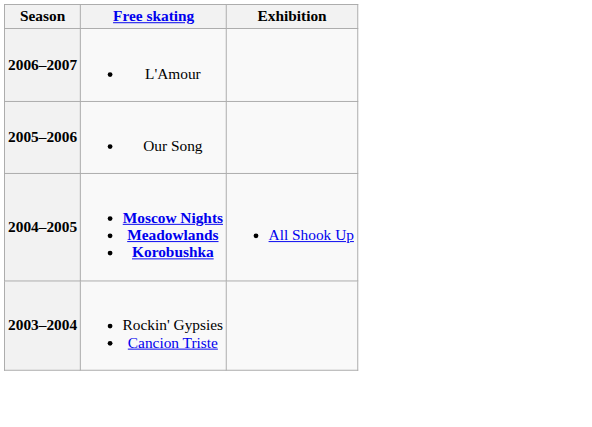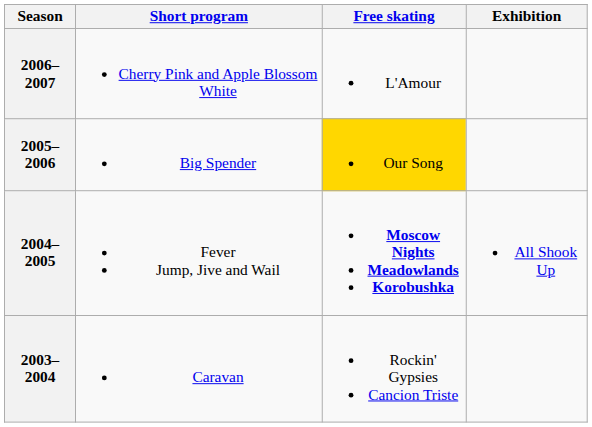+ column: (199, 16)
(154, 146) no background -> (394, 163) gold background
